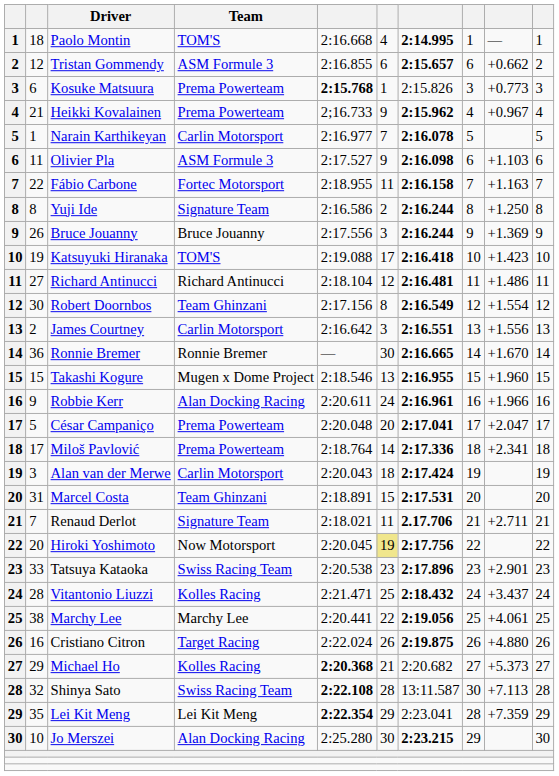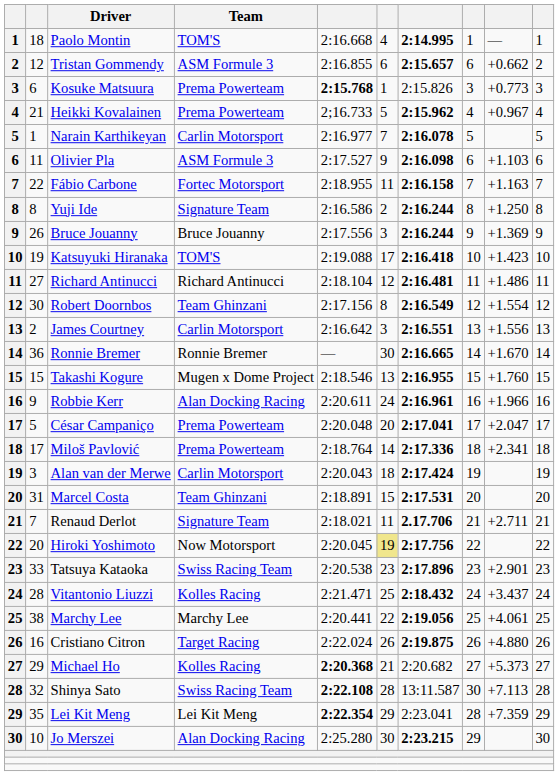(384, 112) 9 -> (384, 112) 5
(508, 377) +1.960 -> (508, 377) +1.760
